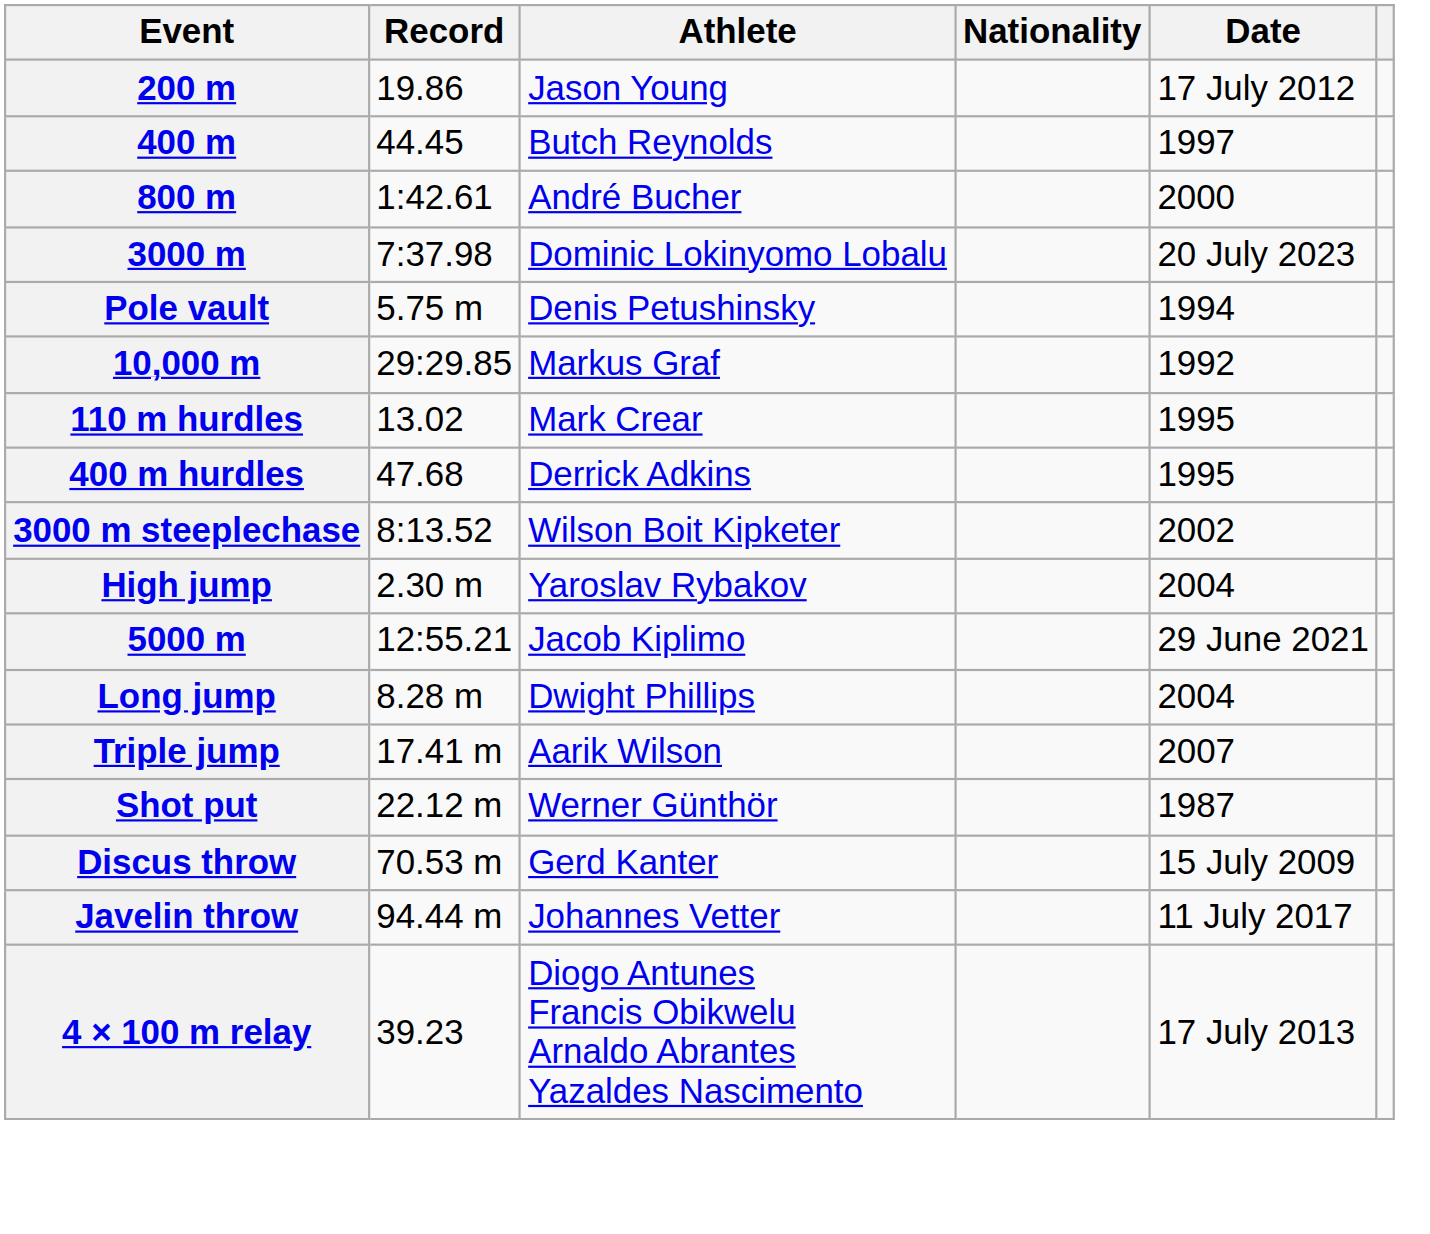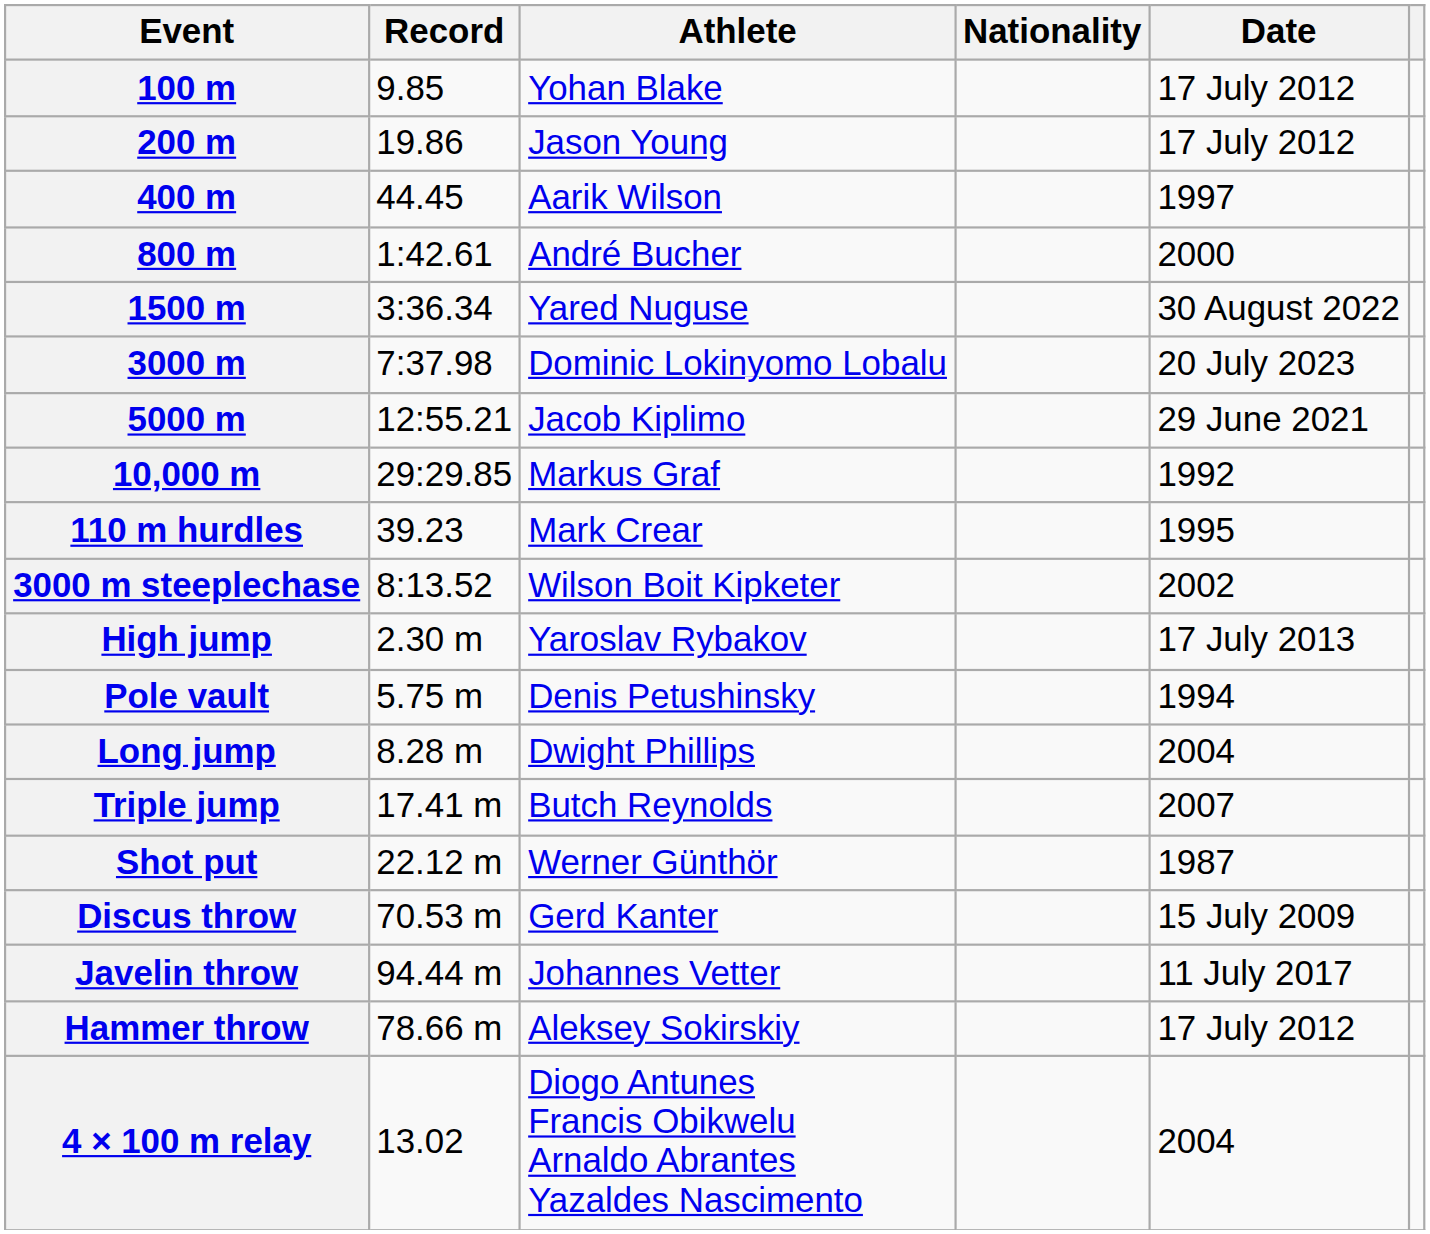+ row: (187, 87)
(650, 142) Butch Reynolds -> (625, 198) Aarik Wilson
+ row: (187, 308)
rows swapped: (187, 640) <-> (187, 308)
(420, 419) 13.02 -> (420, 530) 39.23
- row: (187, 474)
(1196, 585) 2004 -> (1256, 640) 17 July 2013
(625, 751) Aarik Wilson -> (650, 806) Butch Reynolds
+ row: (187, 1027)
(420, 1031) 39.23 -> (420, 1142) 13.02
(1256, 1031) 17 July 2013 -> (1196, 1142) 2004
